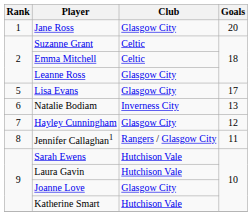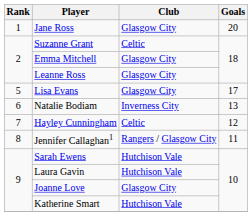(133, 59) Celtic -> (149, 59) Glasgow City
(149, 122) Glasgow City -> (133, 122) Celtic
